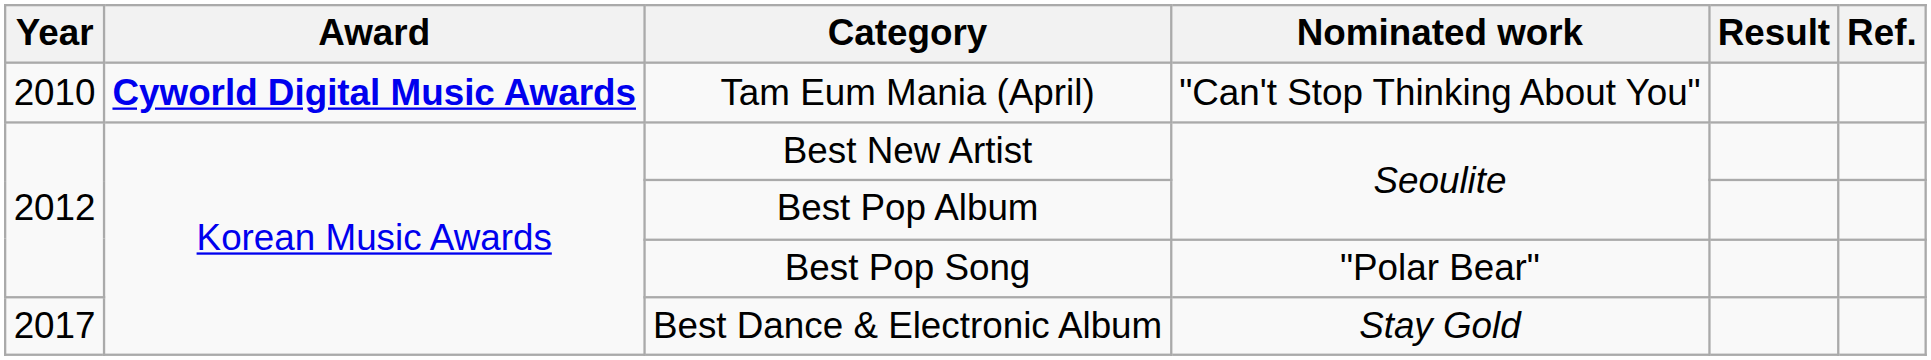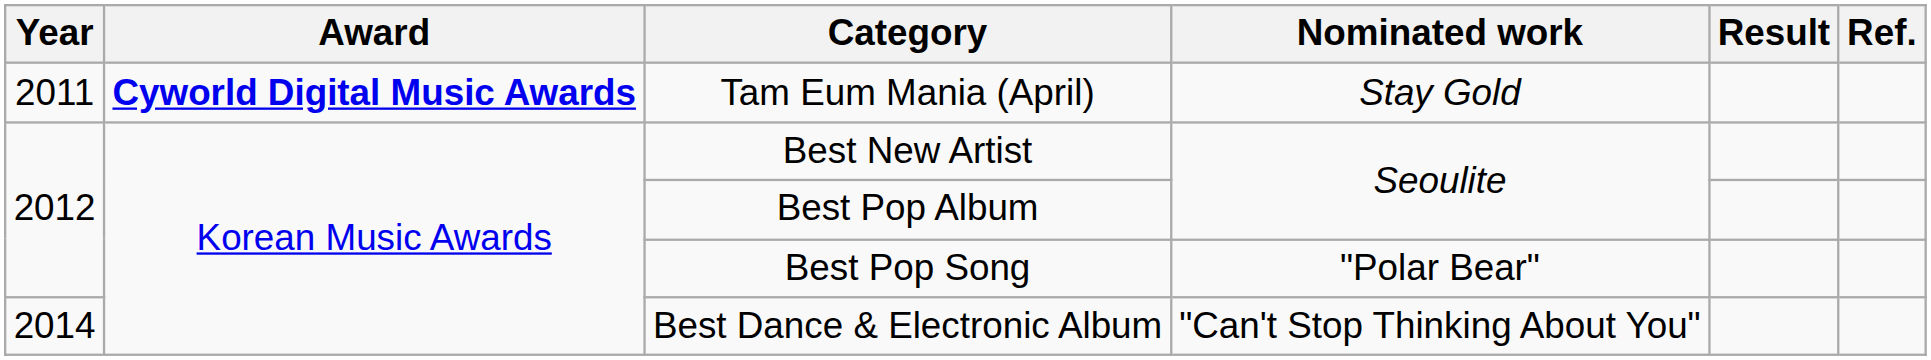(55, 92) 2010 -> (55, 92) 2011
(1440, 92) "Can't Stop Thinking About You" -> (1440, 92) Stay Gold
(55, 325) 2017 -> (55, 325) 2014
(1440, 325) Stay Gold -> (1440, 325) "Can't Stop Thinking About You"
